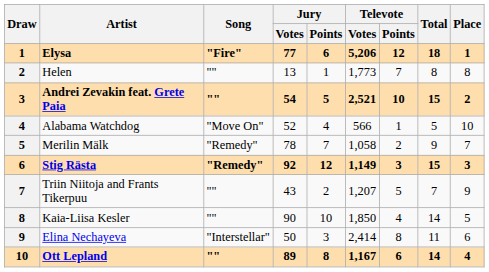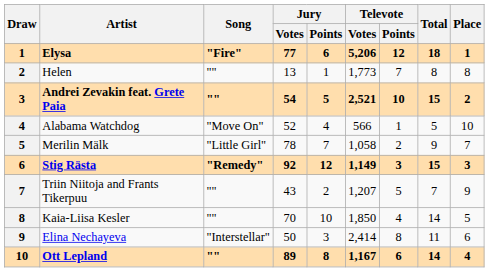(232, 145) "Remedy" -> (236, 145) "Little Girl"
(290, 217) 90 -> (290, 217) 70
